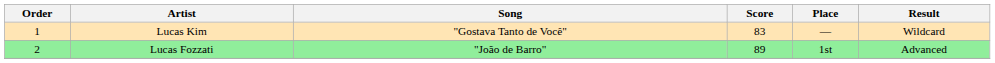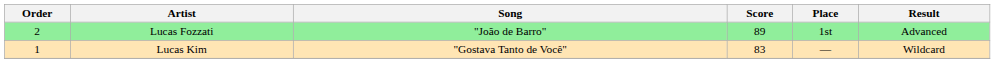rows swapped: (182, 31) <-> (182, 49)
